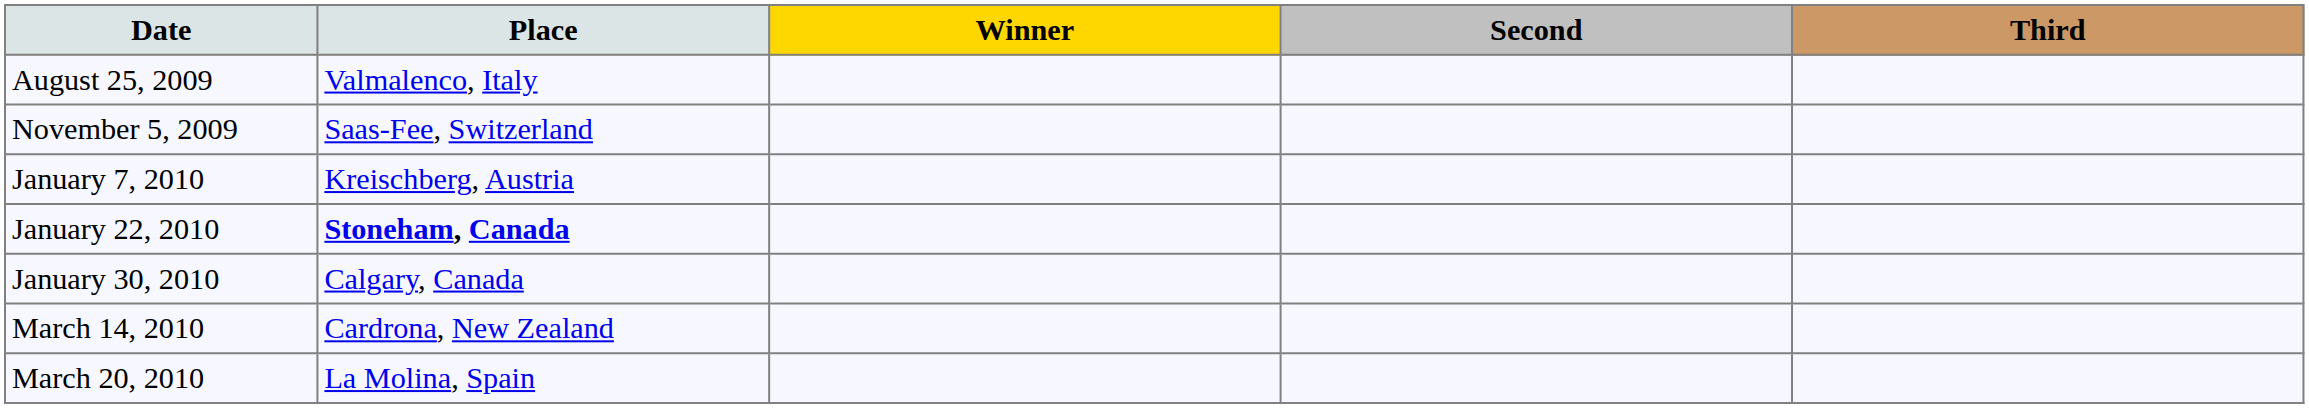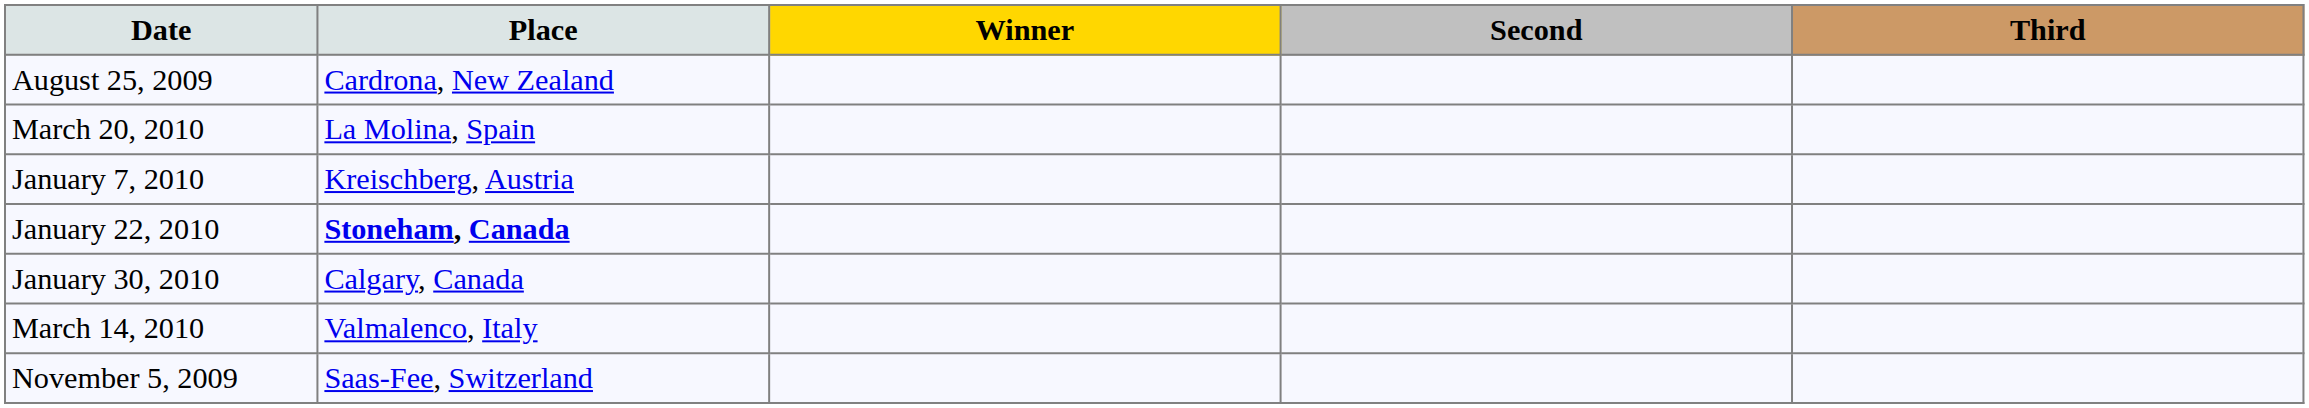(431, 79) Valmalenco, Italy -> (469, 79) Cardrona, New Zealand
rows swapped: (125, 128) <-> (108, 377)
(469, 327) Cardrona, New Zealand -> (431, 327) Valmalenco, Italy
